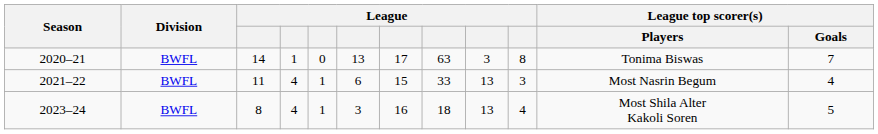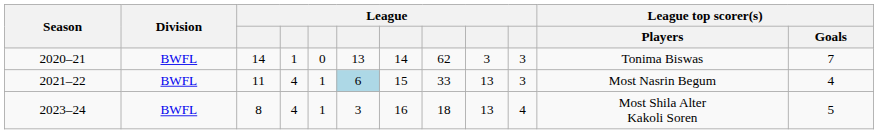(401, 59) 17 -> (401, 59) 14
(444, 59) 63 -> (444, 59) 62
(522, 59) 8 -> (522, 59) 3
(358, 81) no background -> (358, 81) lightblue background
